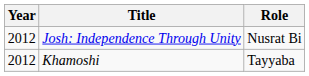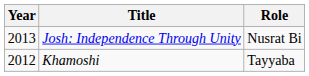(22, 37) 2012 -> (22, 37) 2013
